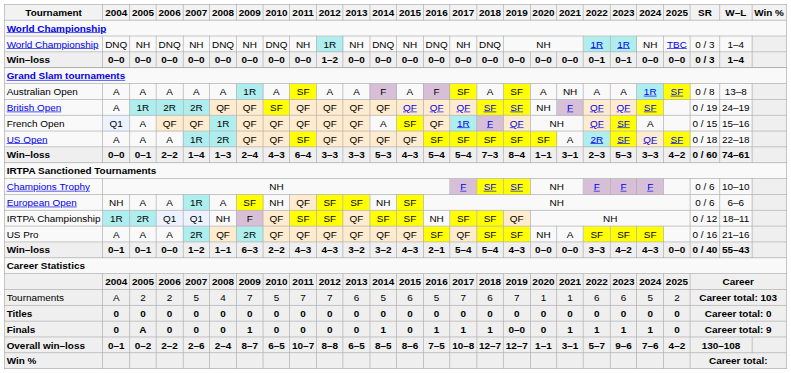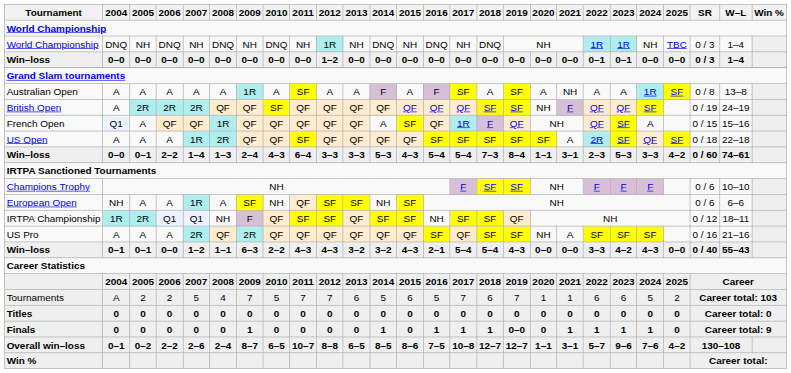(143, 107) 1R -> (143, 107) 2R
(143, 329) A -> (143, 329) 0
